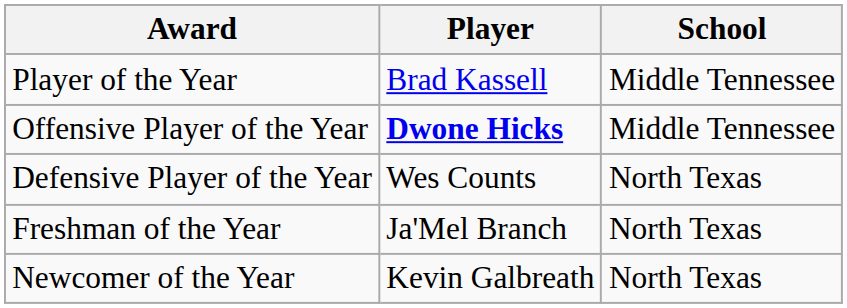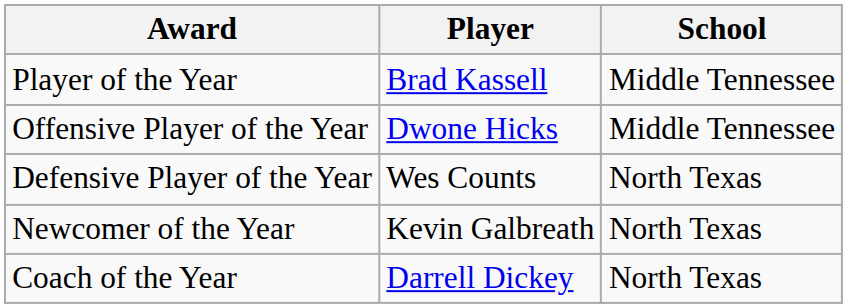(475, 128) bold -> (472, 128) normal
- row: (146, 228)
+ row: (125, 278)
